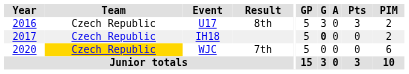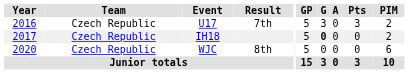(263, 24) 8th -> (263, 24) 7th
(114, 50) gold background -> (114, 50) no background
(263, 50) 7th -> (263, 50) 8th
